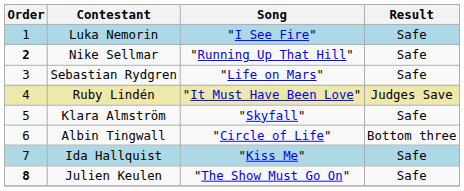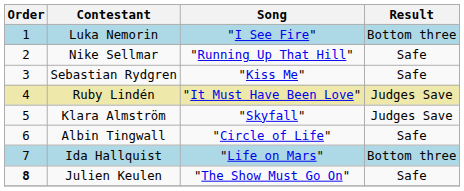(412, 35) Safe -> (412, 35) Bottom three
(26, 55) bold -> (26, 55) normal
(272, 75) "Life on Mars" -> (272, 75) "Kiss Me"
(412, 115) Safe -> (412, 115) Judges Save
(412, 135) Bottom three -> (412, 135) Safe
(272, 155) "Kiss Me" -> (272, 155) "Life on Mars"
(412, 155) Safe -> (412, 155) Bottom three
